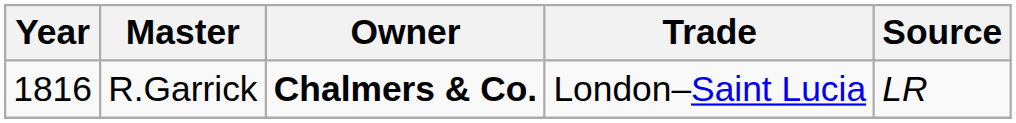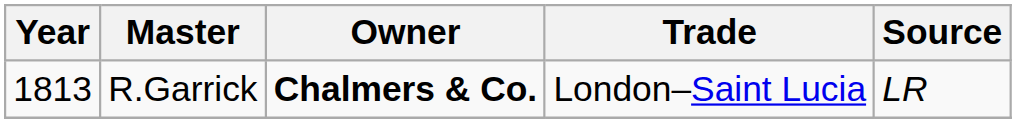(53, 88) 1816 -> (53, 88) 1813
